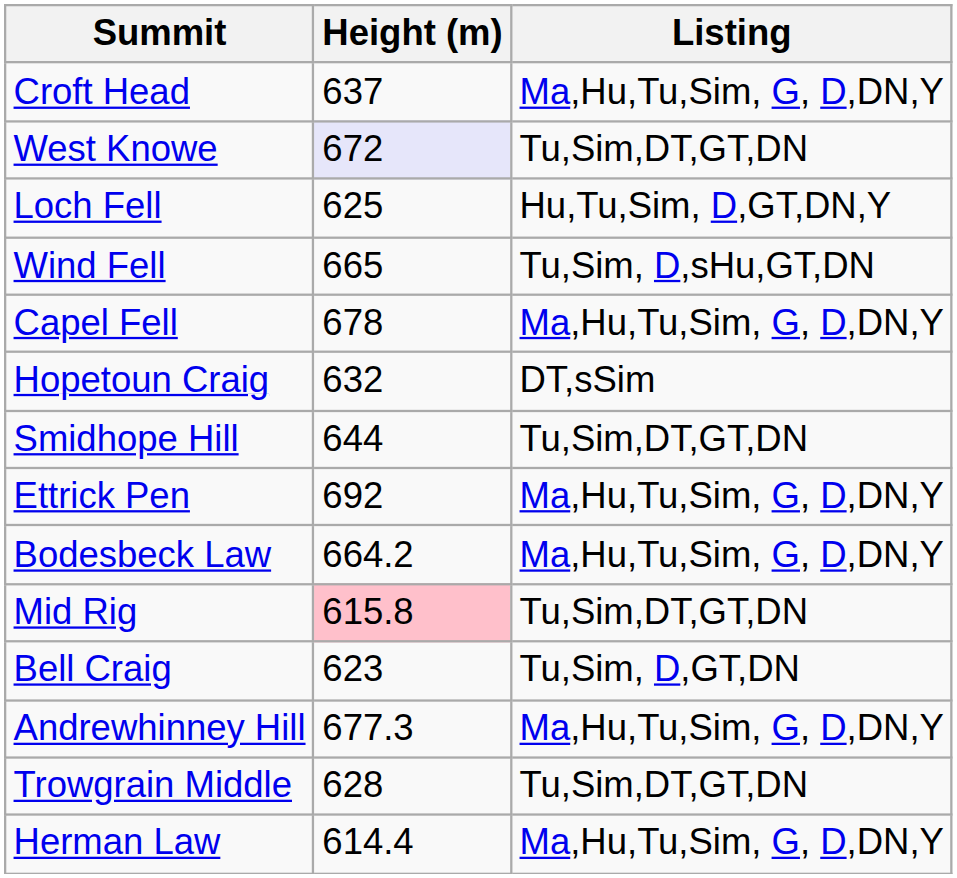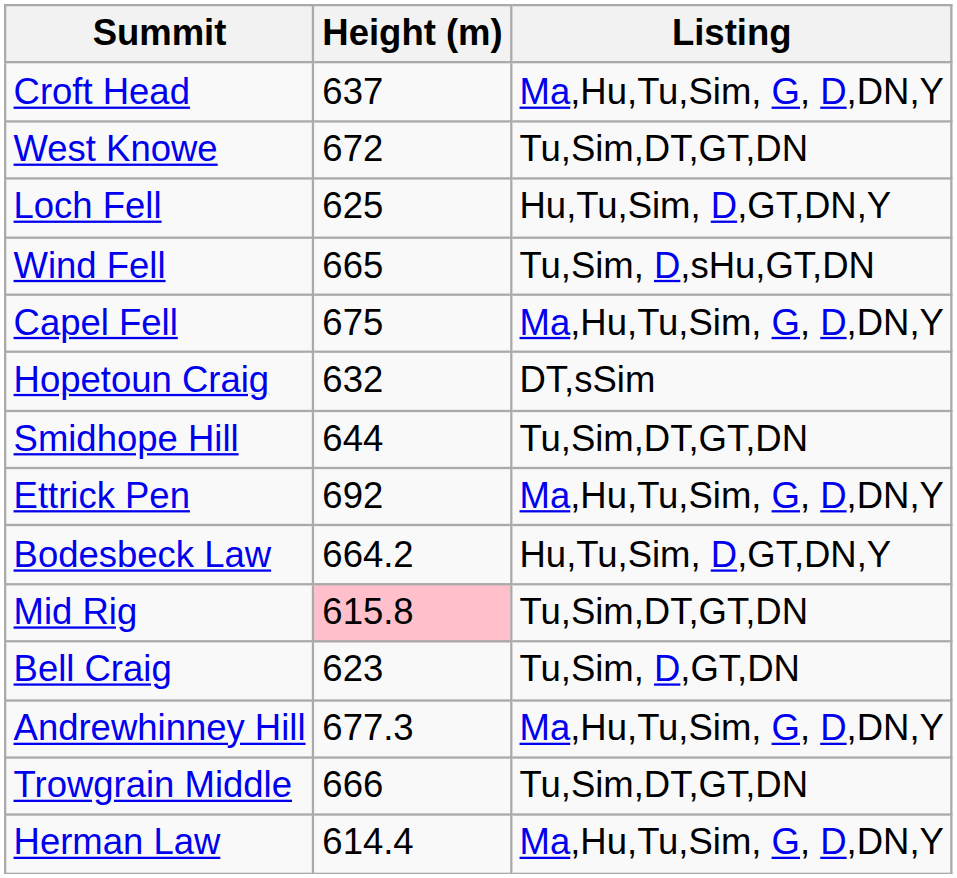(353, 149) lavender background -> (353, 149) no background
(353, 322) 678 -> (353, 322) 675
(732, 554) Ma,Hu,Tu,Sim, G, D,DN,Y -> (705, 554) Hu,Tu,Sim, D,GT,DN,Y
(353, 785) 628 -> (353, 785) 666
